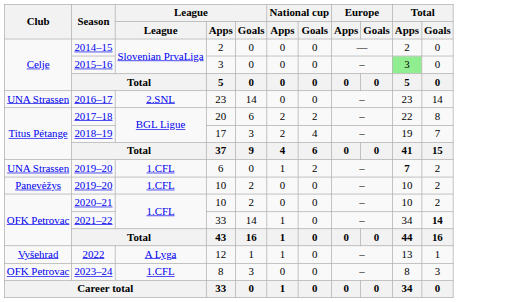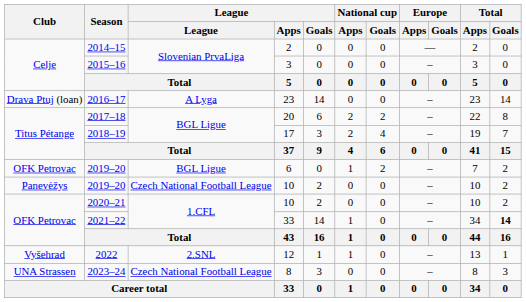(407, 64) lightgreen background -> (475, 64) no background
(38, 99) UNA Strassen -> (45, 99) Drava Ptuj (loan)
(161, 99) 2.SNL -> (201, 99) A Lyga
(38, 168) UNA Strassen -> (45, 168) OFK Petrovac
(161, 168) 1.CFL -> (201, 168) BGL Ligue
(407, 168) bold -> (475, 168) normal
(161, 185) 1.CFL -> (201, 185) Czech National Football League
(161, 254) A Lyga -> (201, 254) 2.SNL
(38, 271) OFK Petrovac -> (45, 271) UNA Strassen
(161, 271) 1.CFL -> (201, 271) Czech National Football League
